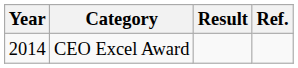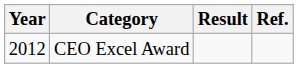(27, 48) 2014 -> (27, 48) 2012
